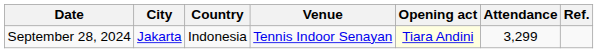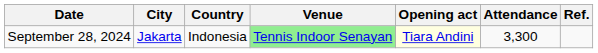(323, 36) no background -> (323, 36) lightgreen background
(520, 36) 3,299 -> (520, 36) 3,300
